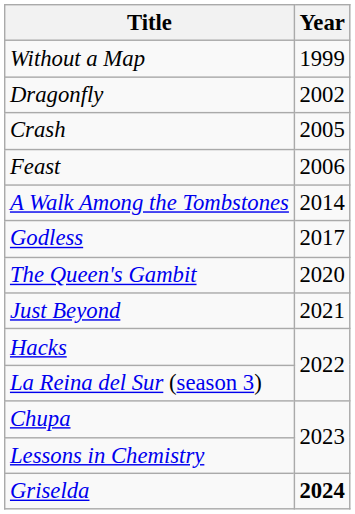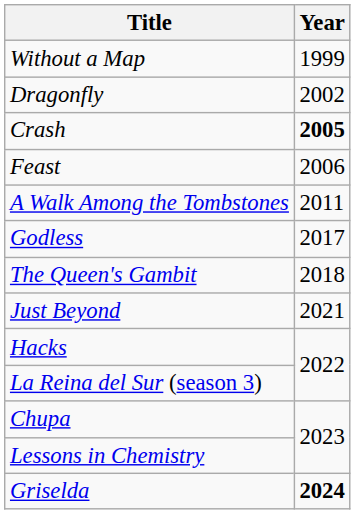(322, 130) normal -> (322, 130) bold
(322, 202) 2014 -> (322, 202) 2011
(322, 274) 2020 -> (322, 274) 2018
